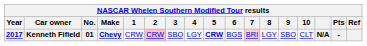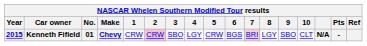(14, 35) 2017 -> (14, 35) 2015
(214, 35) bold -> (214, 35) normal
